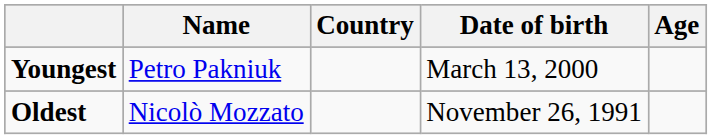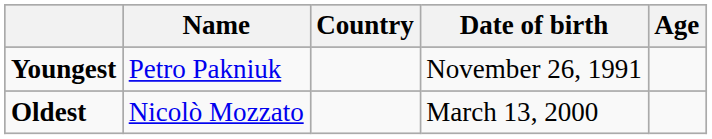(512, 68) March 13, 2000 -> (534, 68) November 26, 1991
(534, 111) November 26, 1991 -> (512, 111) March 13, 2000
